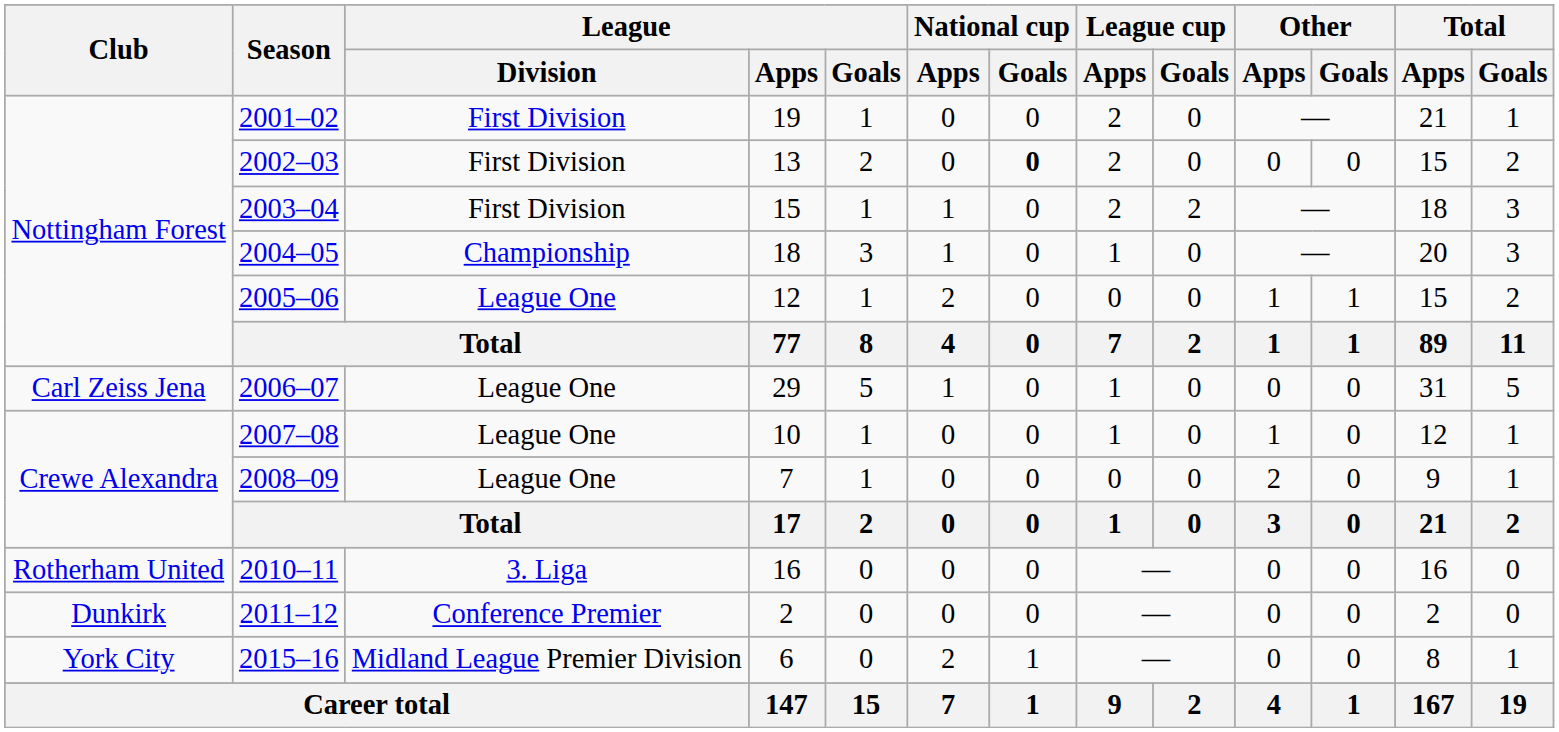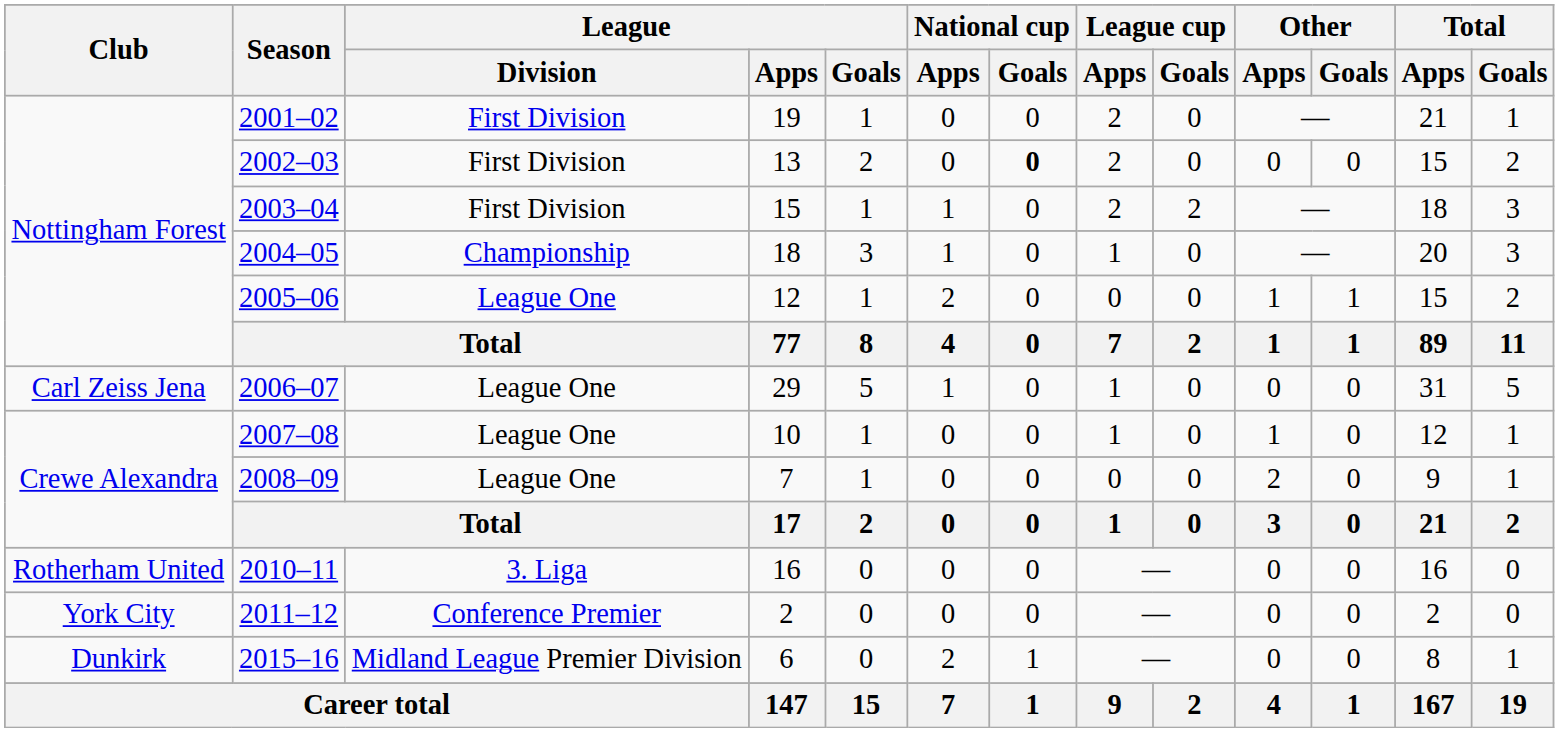(119, 614) Dunkirk -> (119, 614) York City
(119, 659) York City -> (119, 659) Dunkirk
